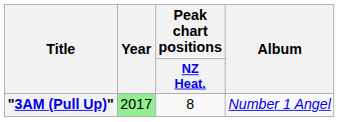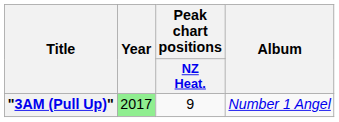(190, 104) 8 -> (190, 104) 9
